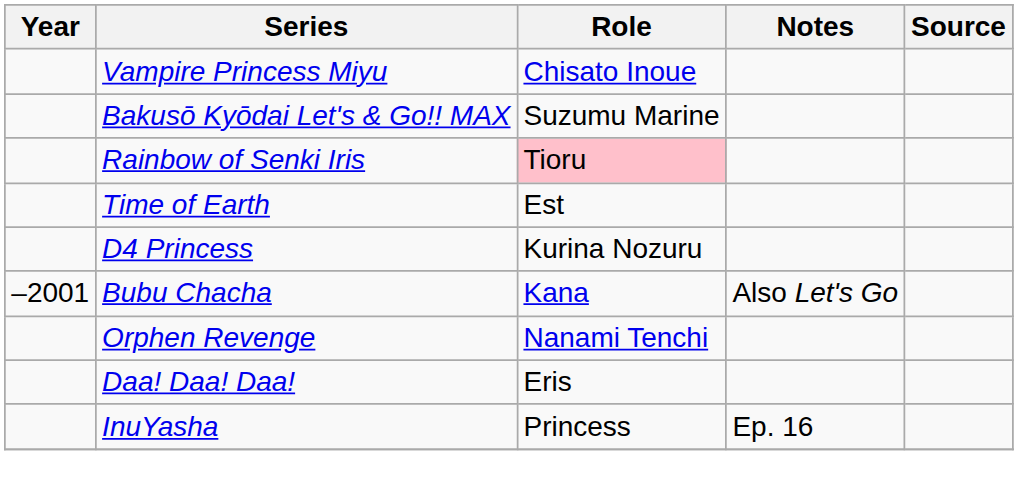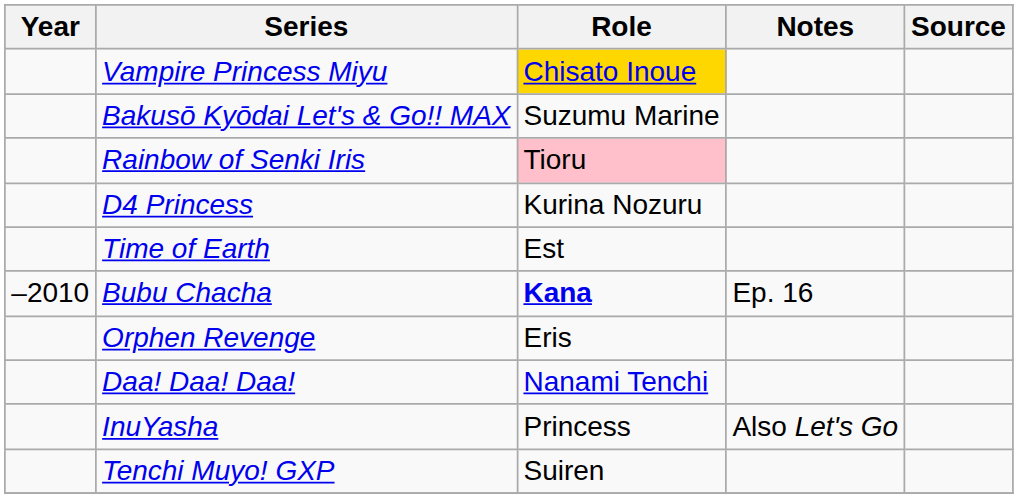(610, 71) no background -> (610, 71) gold background
rows swapped: (186, 204) <-> (178, 248)
(50, 293) –2001 -> (50, 293) –2010
(556, 293) normal -> (558, 293) bold
(815, 293) Also Let's Go -> (773, 293) Ep. 16
(616, 337) Nanami Tenchi -> (548, 337) Eris
(548, 381) Eris -> (616, 381) Nanami Tenchi
(773, 426) Ep. 16 -> (815, 426) Also Let's Go
+ row: (218, 470)
